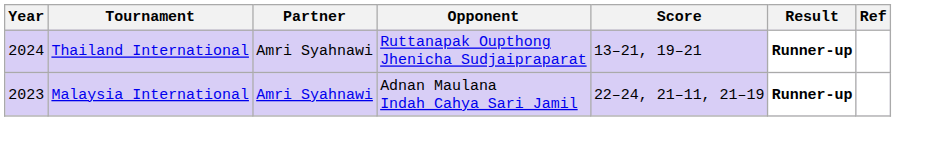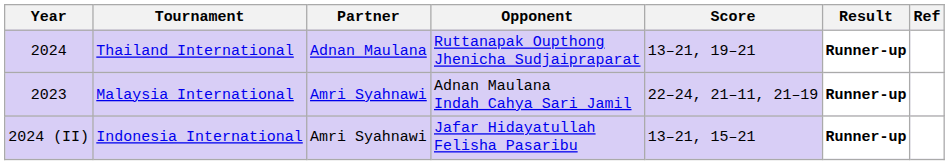(315, 51) Amri Syahnawi -> (368, 51) Adnan Maulana
+ row: (200, 137)
